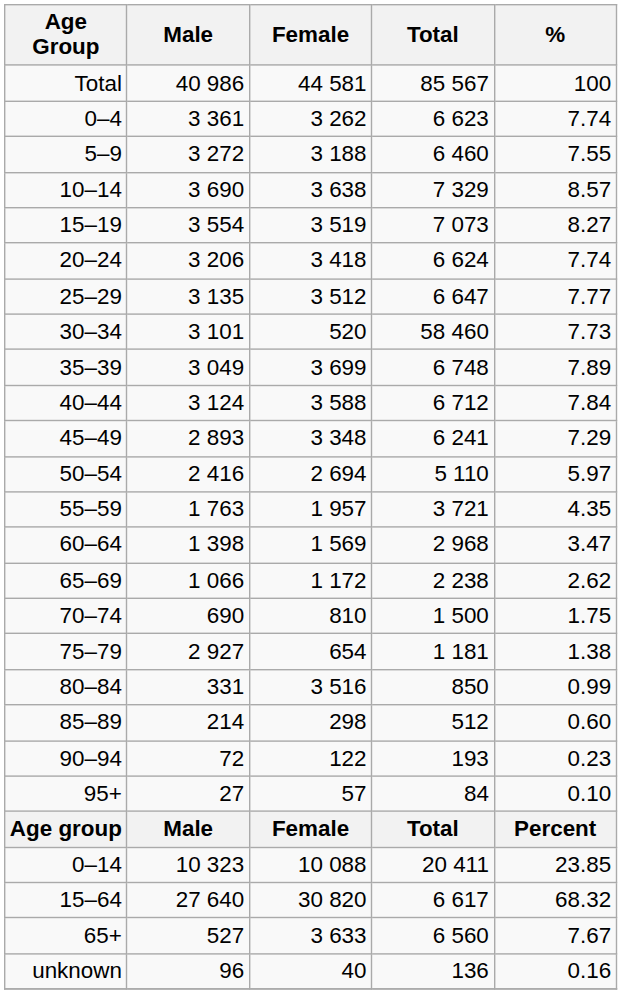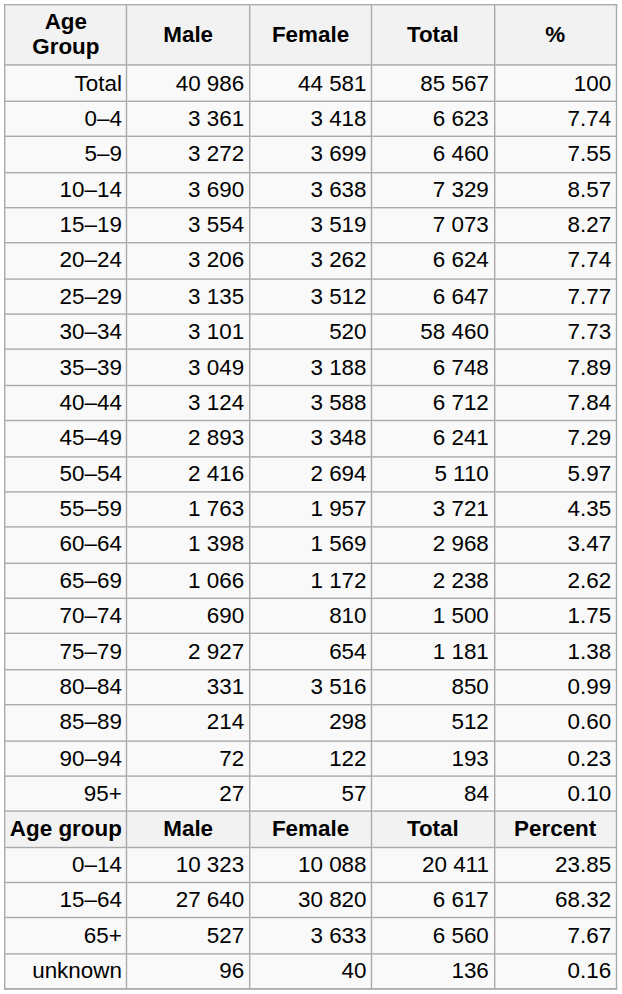(338, 118) 3 262 -> (338, 118) 3 418
(338, 154) 3 188 -> (338, 154) 3 699
(338, 260) 3 418 -> (338, 260) 3 262
(338, 367) 3 699 -> (338, 367) 3 188
